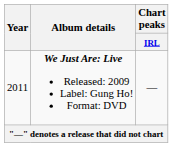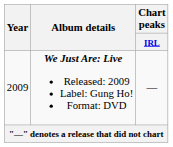(18, 87) 2011 -> (18, 87) 2009
